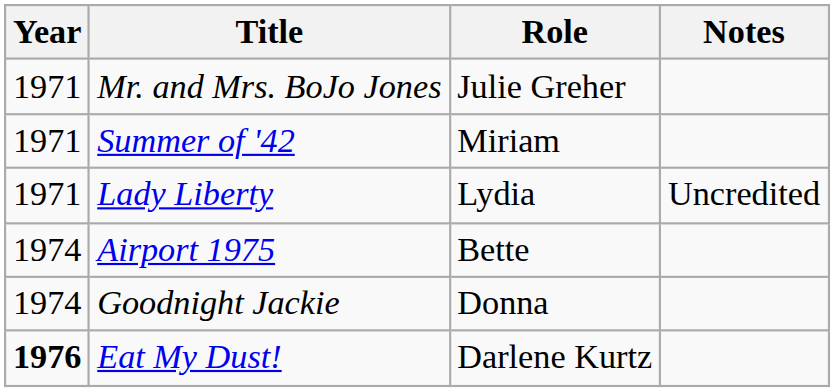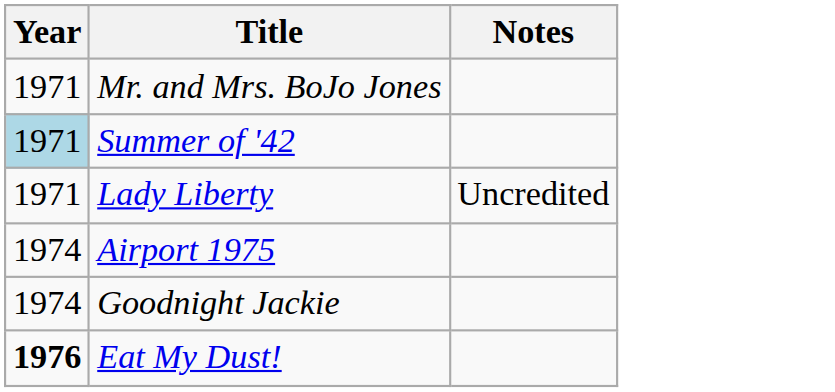- column: (555, 31)
(47, 140) no background -> (47, 140) lightblue background
